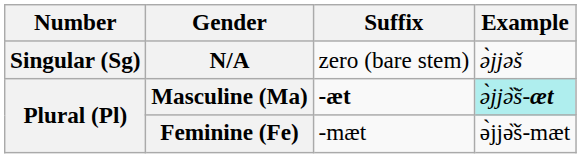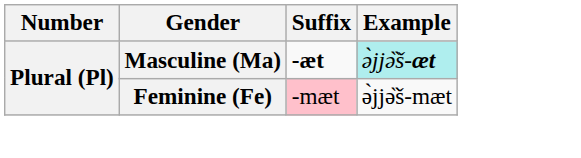- row: (229, 59)
(342, 133) no background -> (316, 96) pink background
